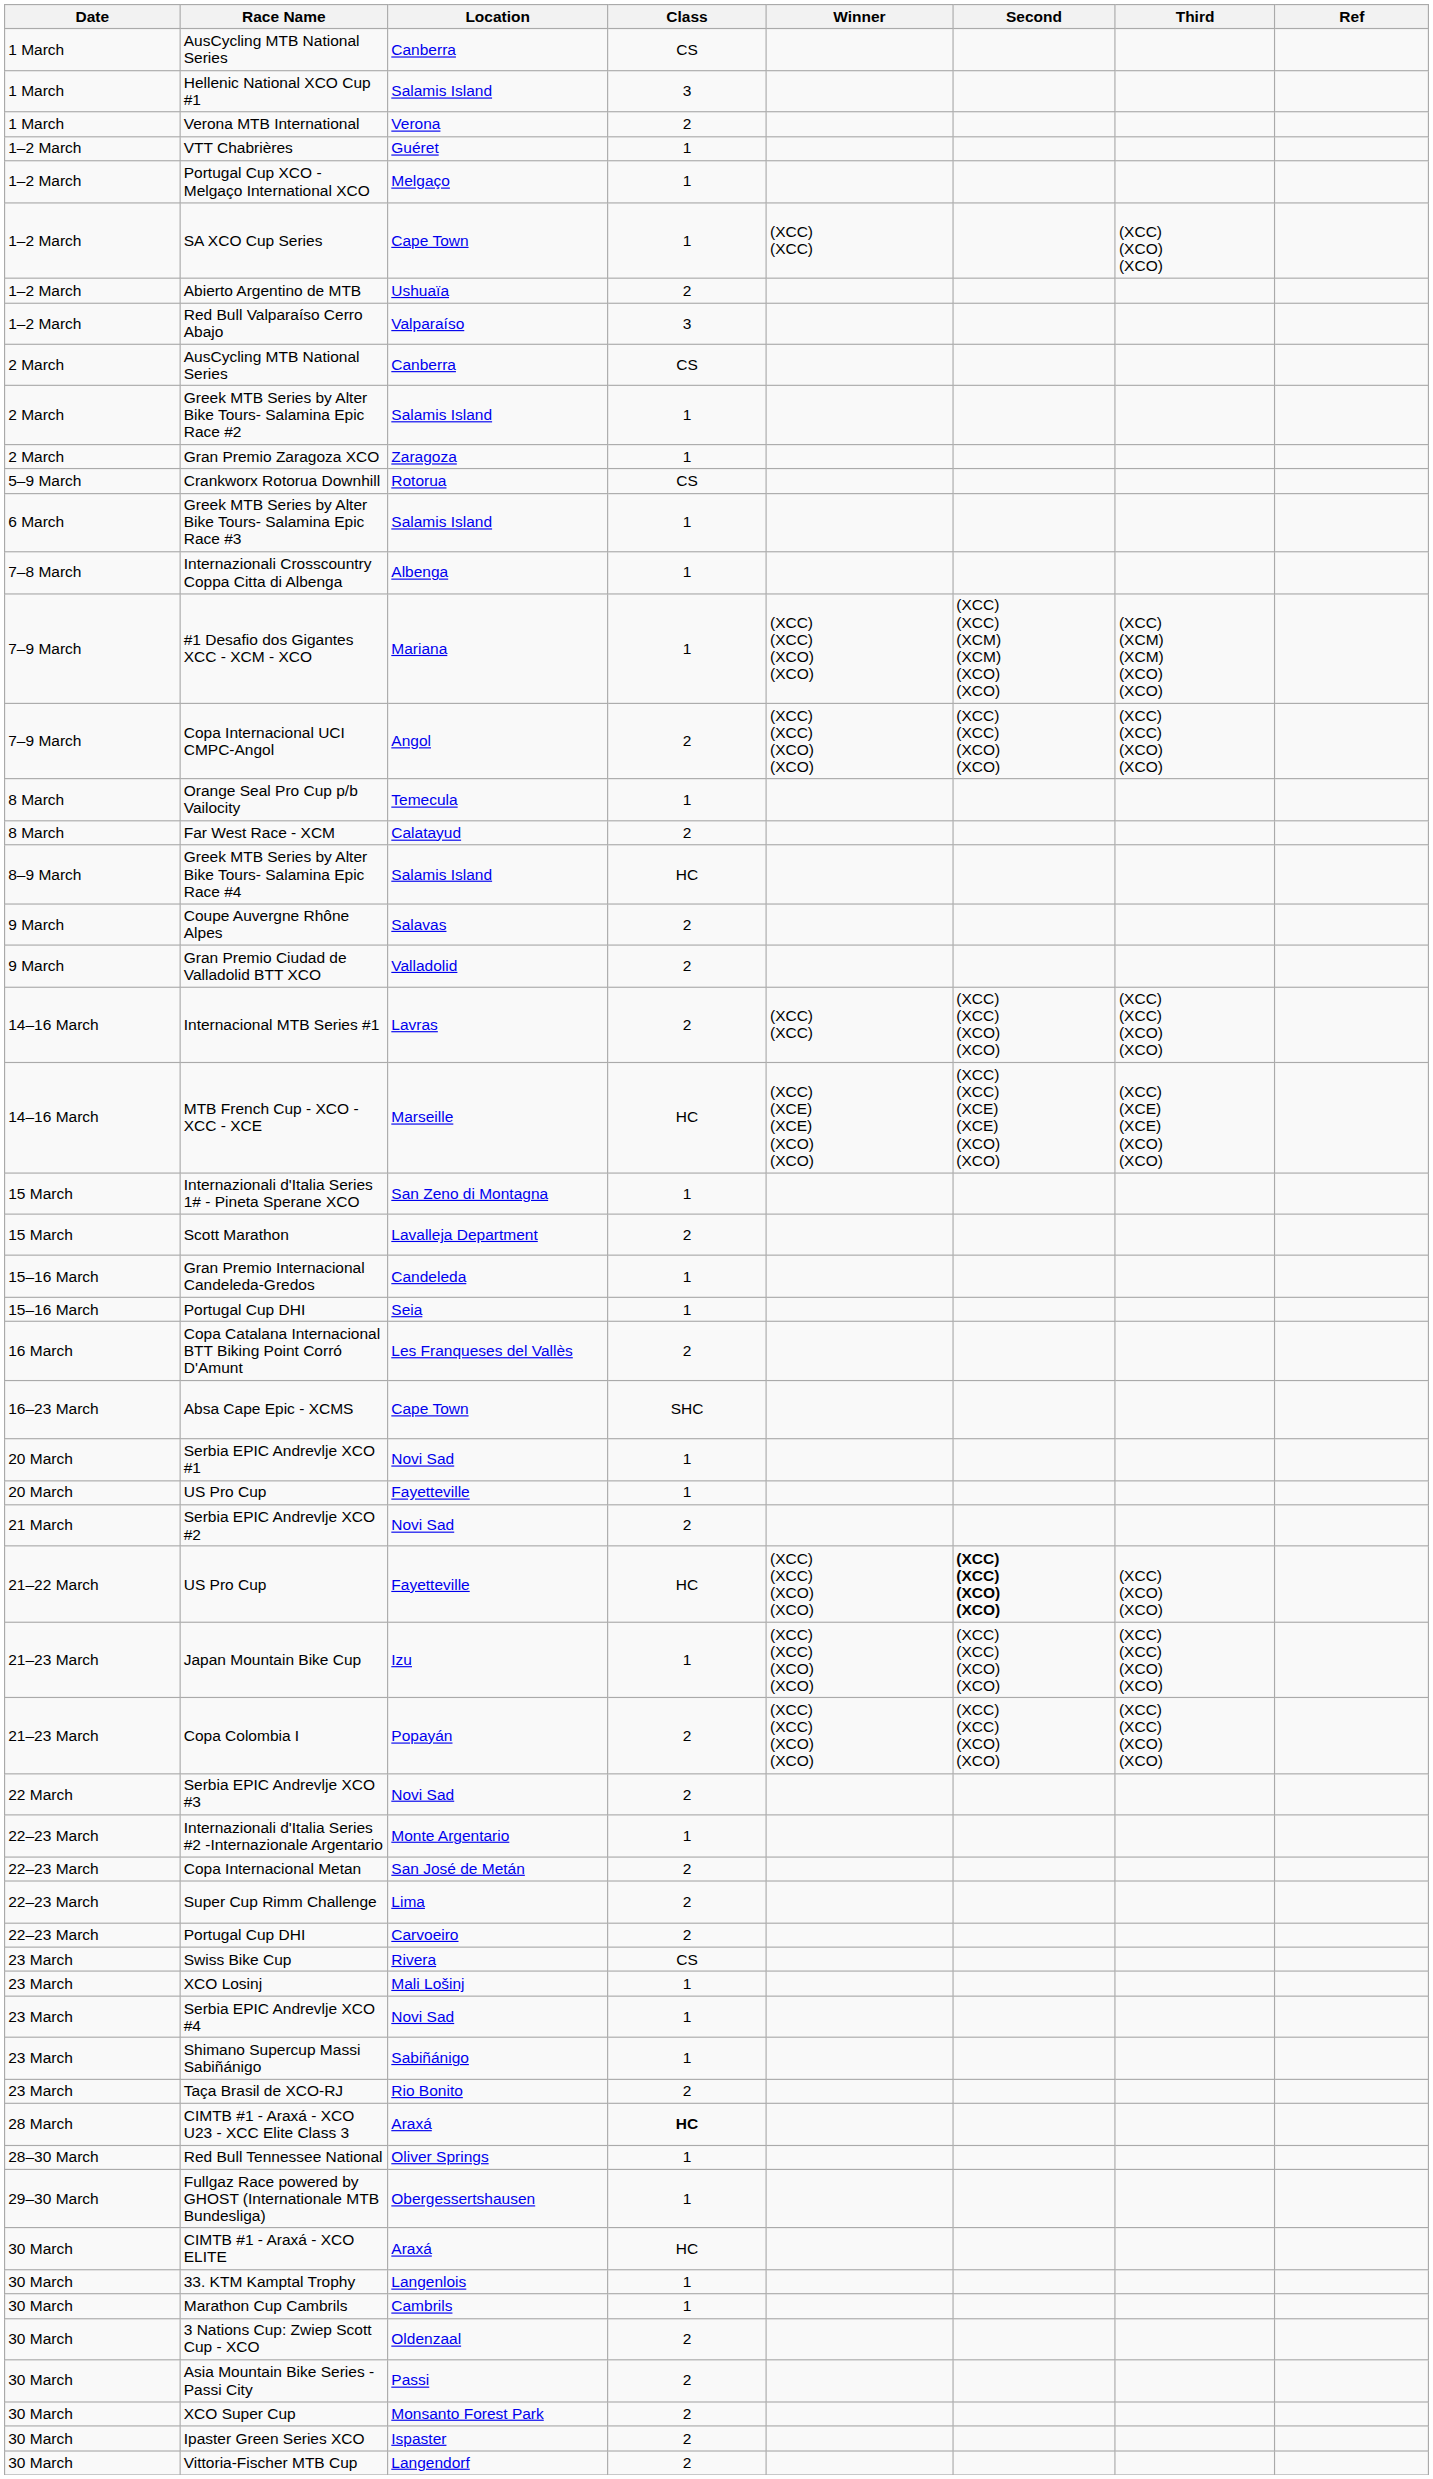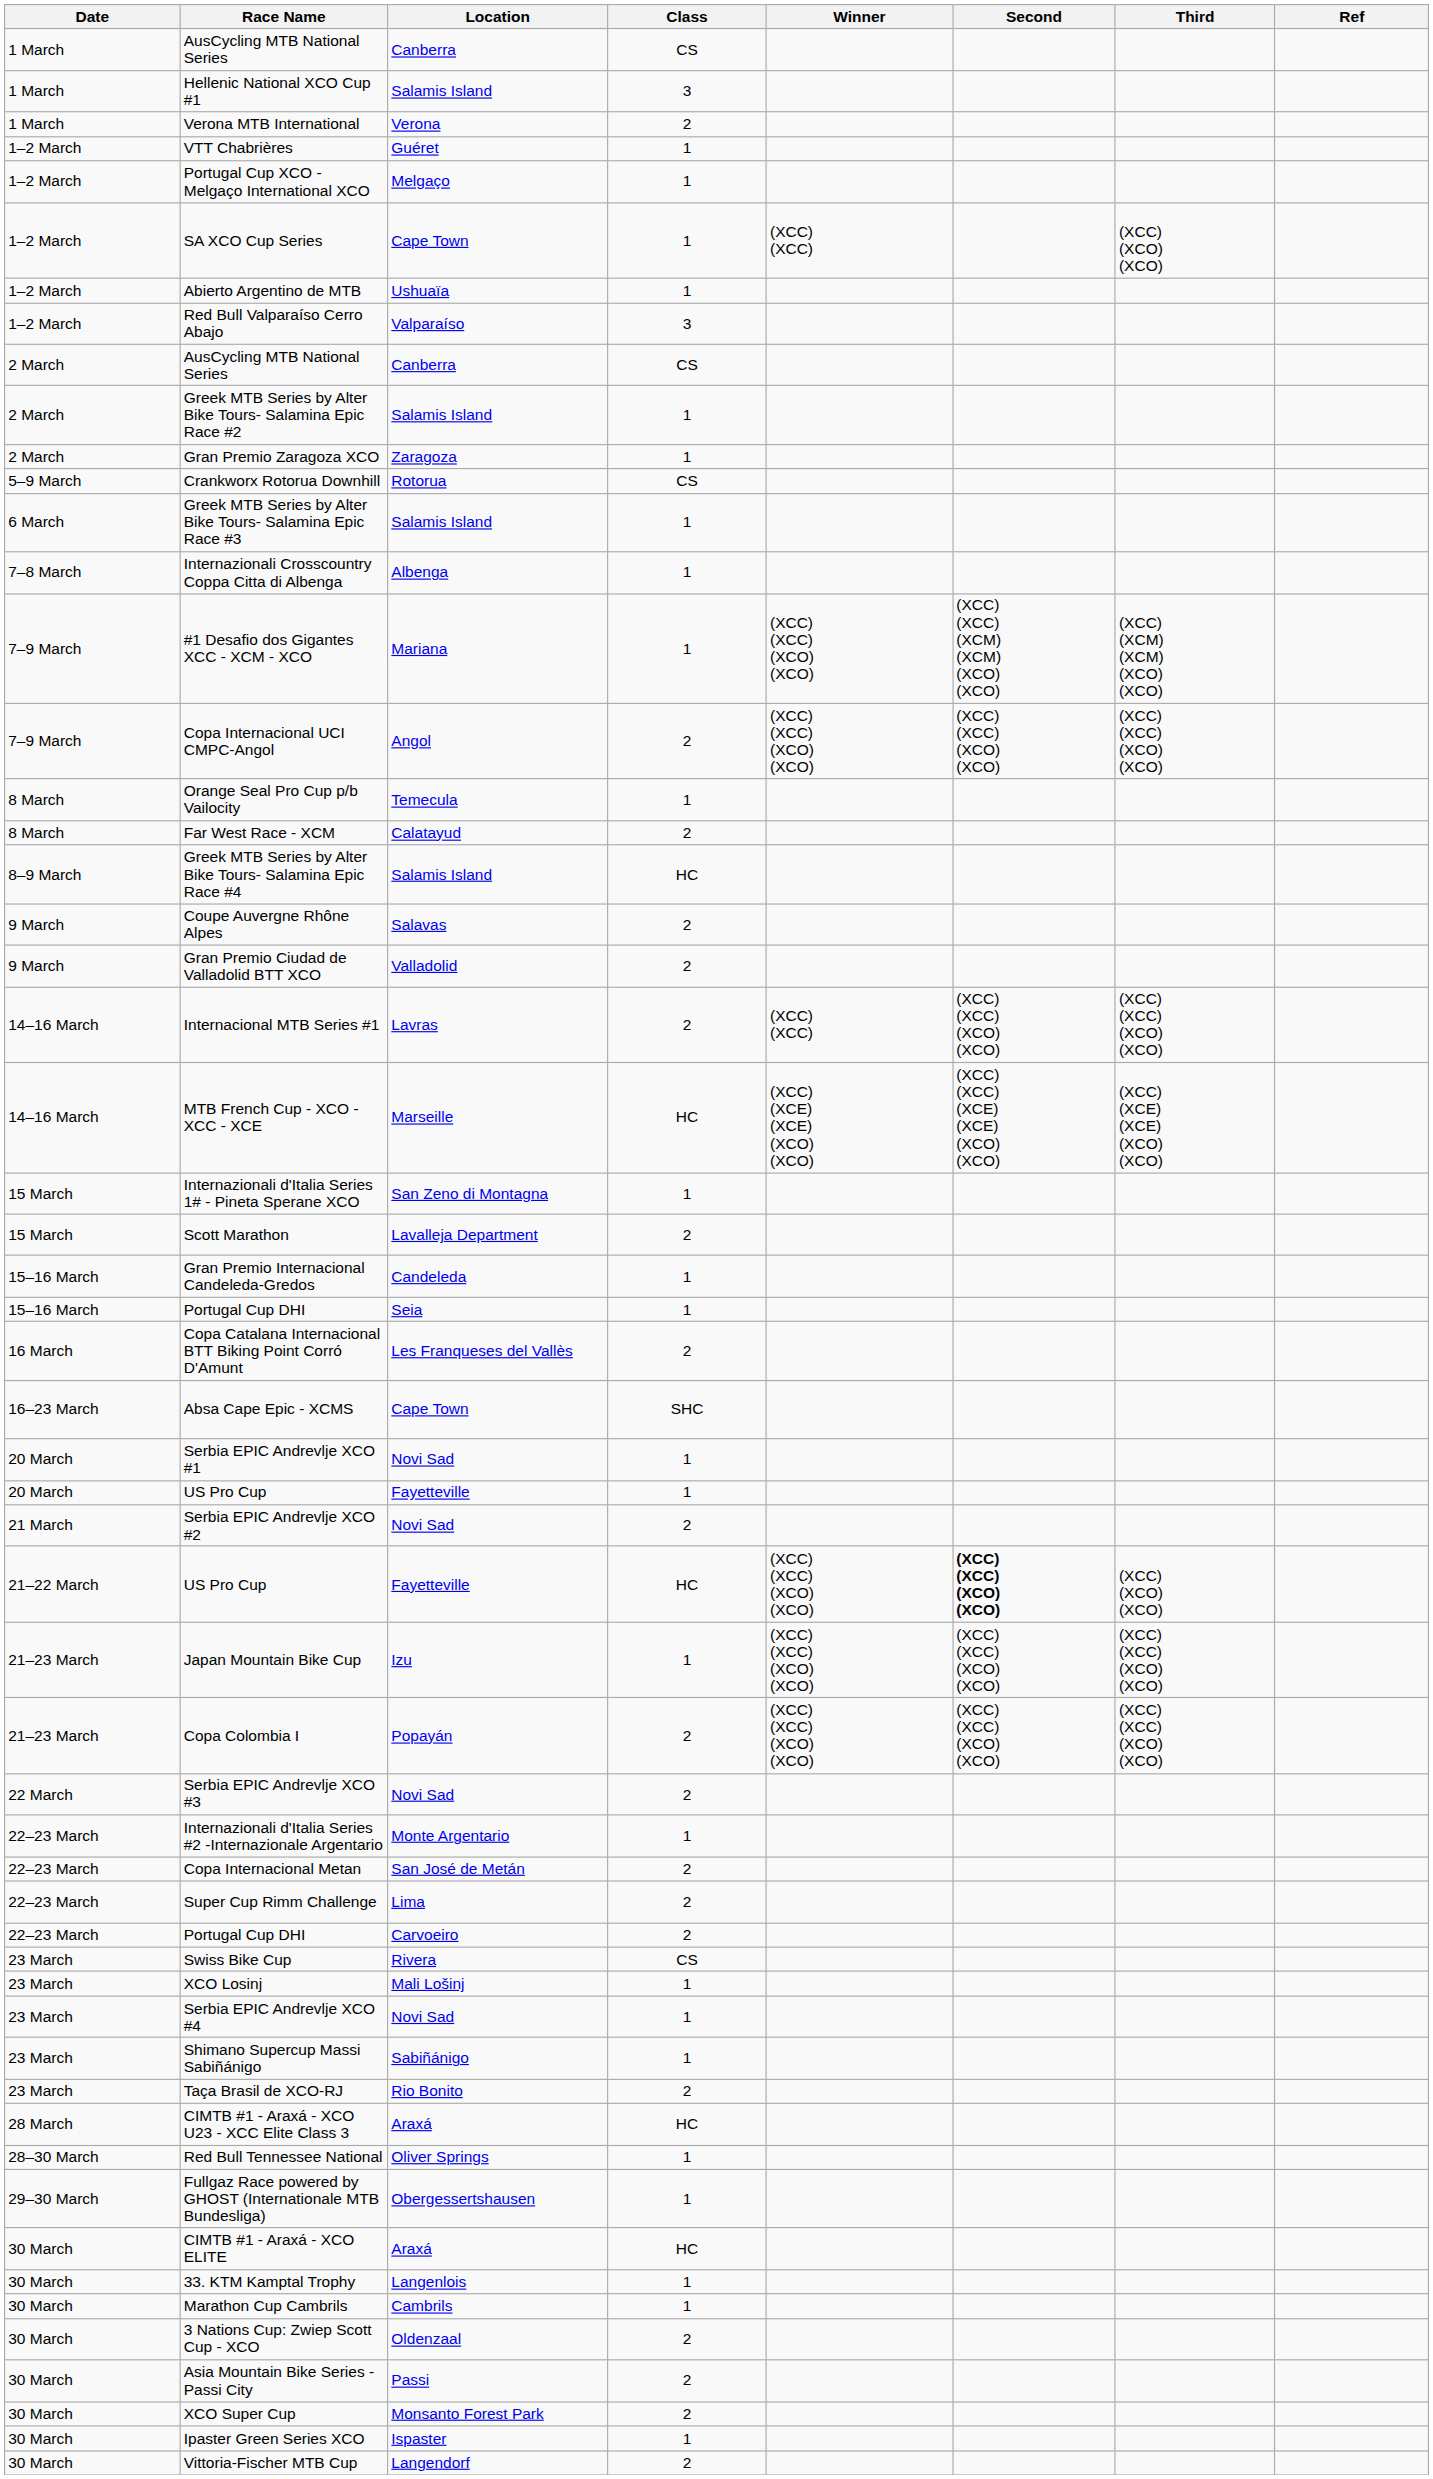(687, 290) 2 -> (687, 290) 1
(687, 2124) bold -> (687, 2124) normal
(687, 2438) 2 -> (687, 2438) 1
